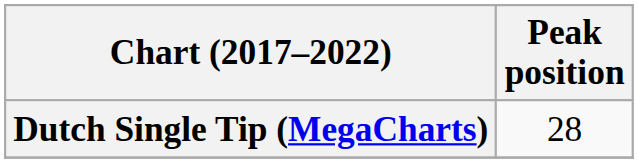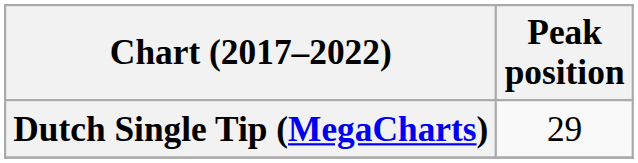(565, 128) 28 -> (565, 128) 29
